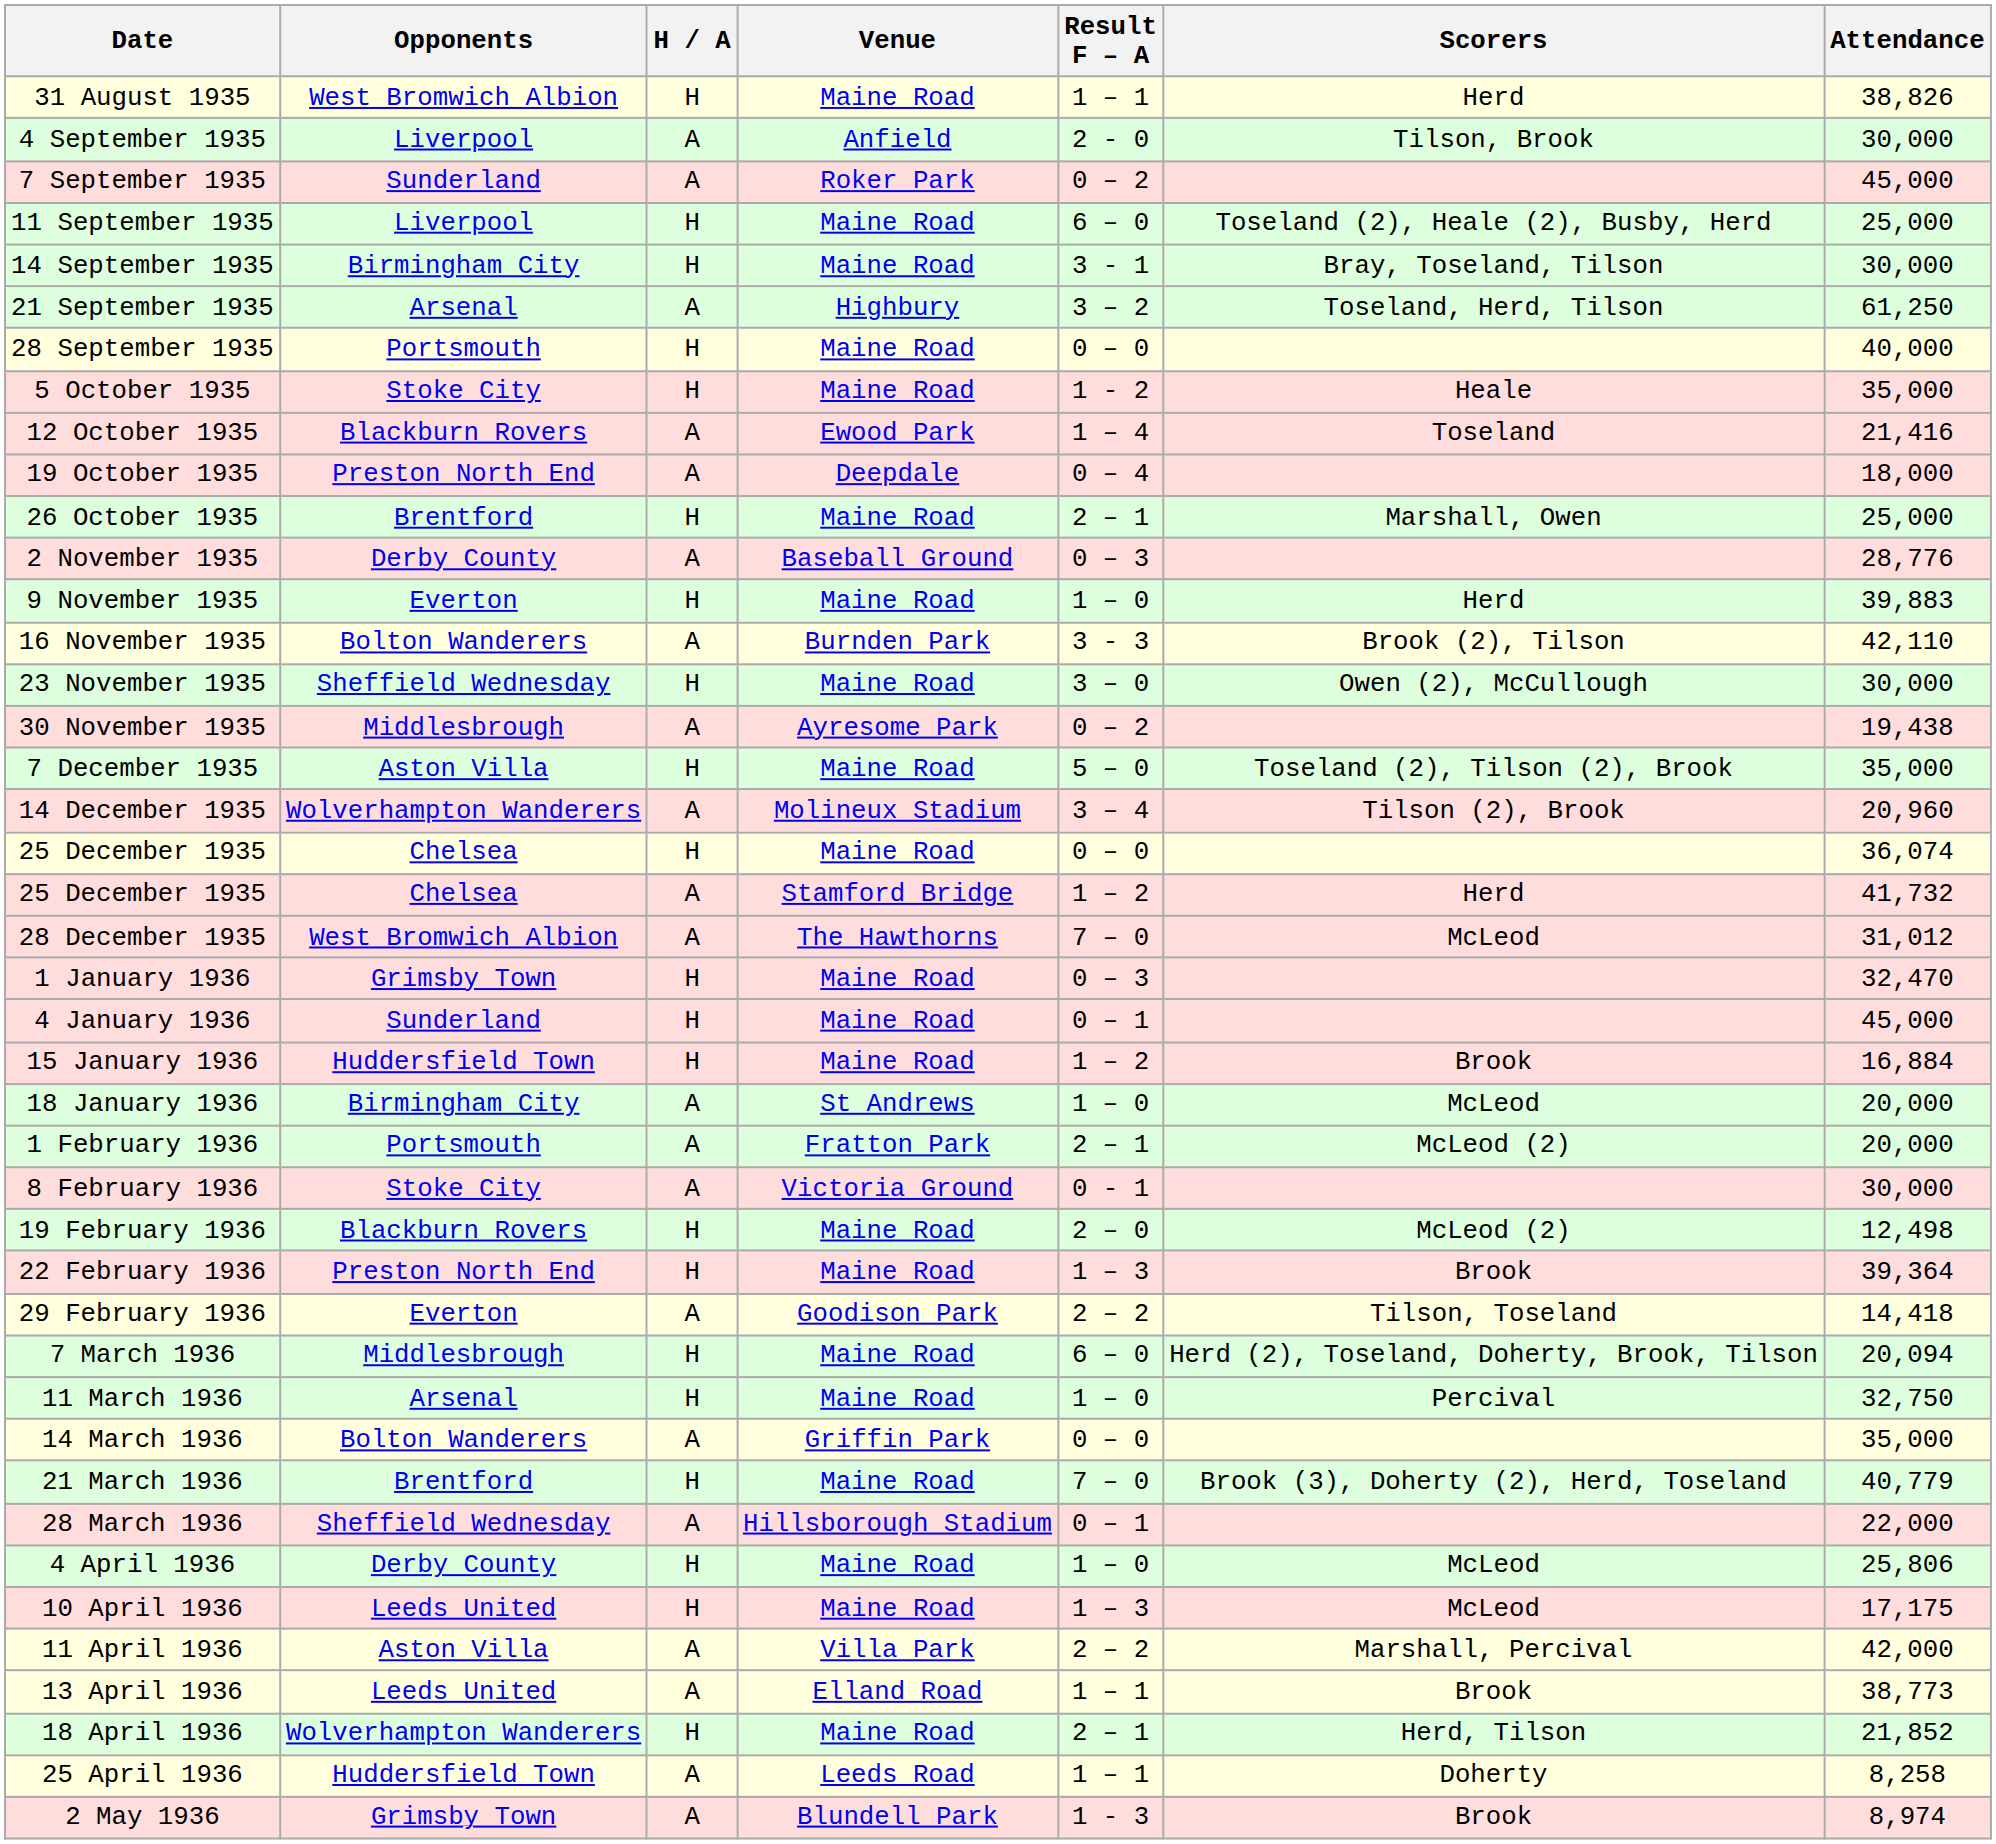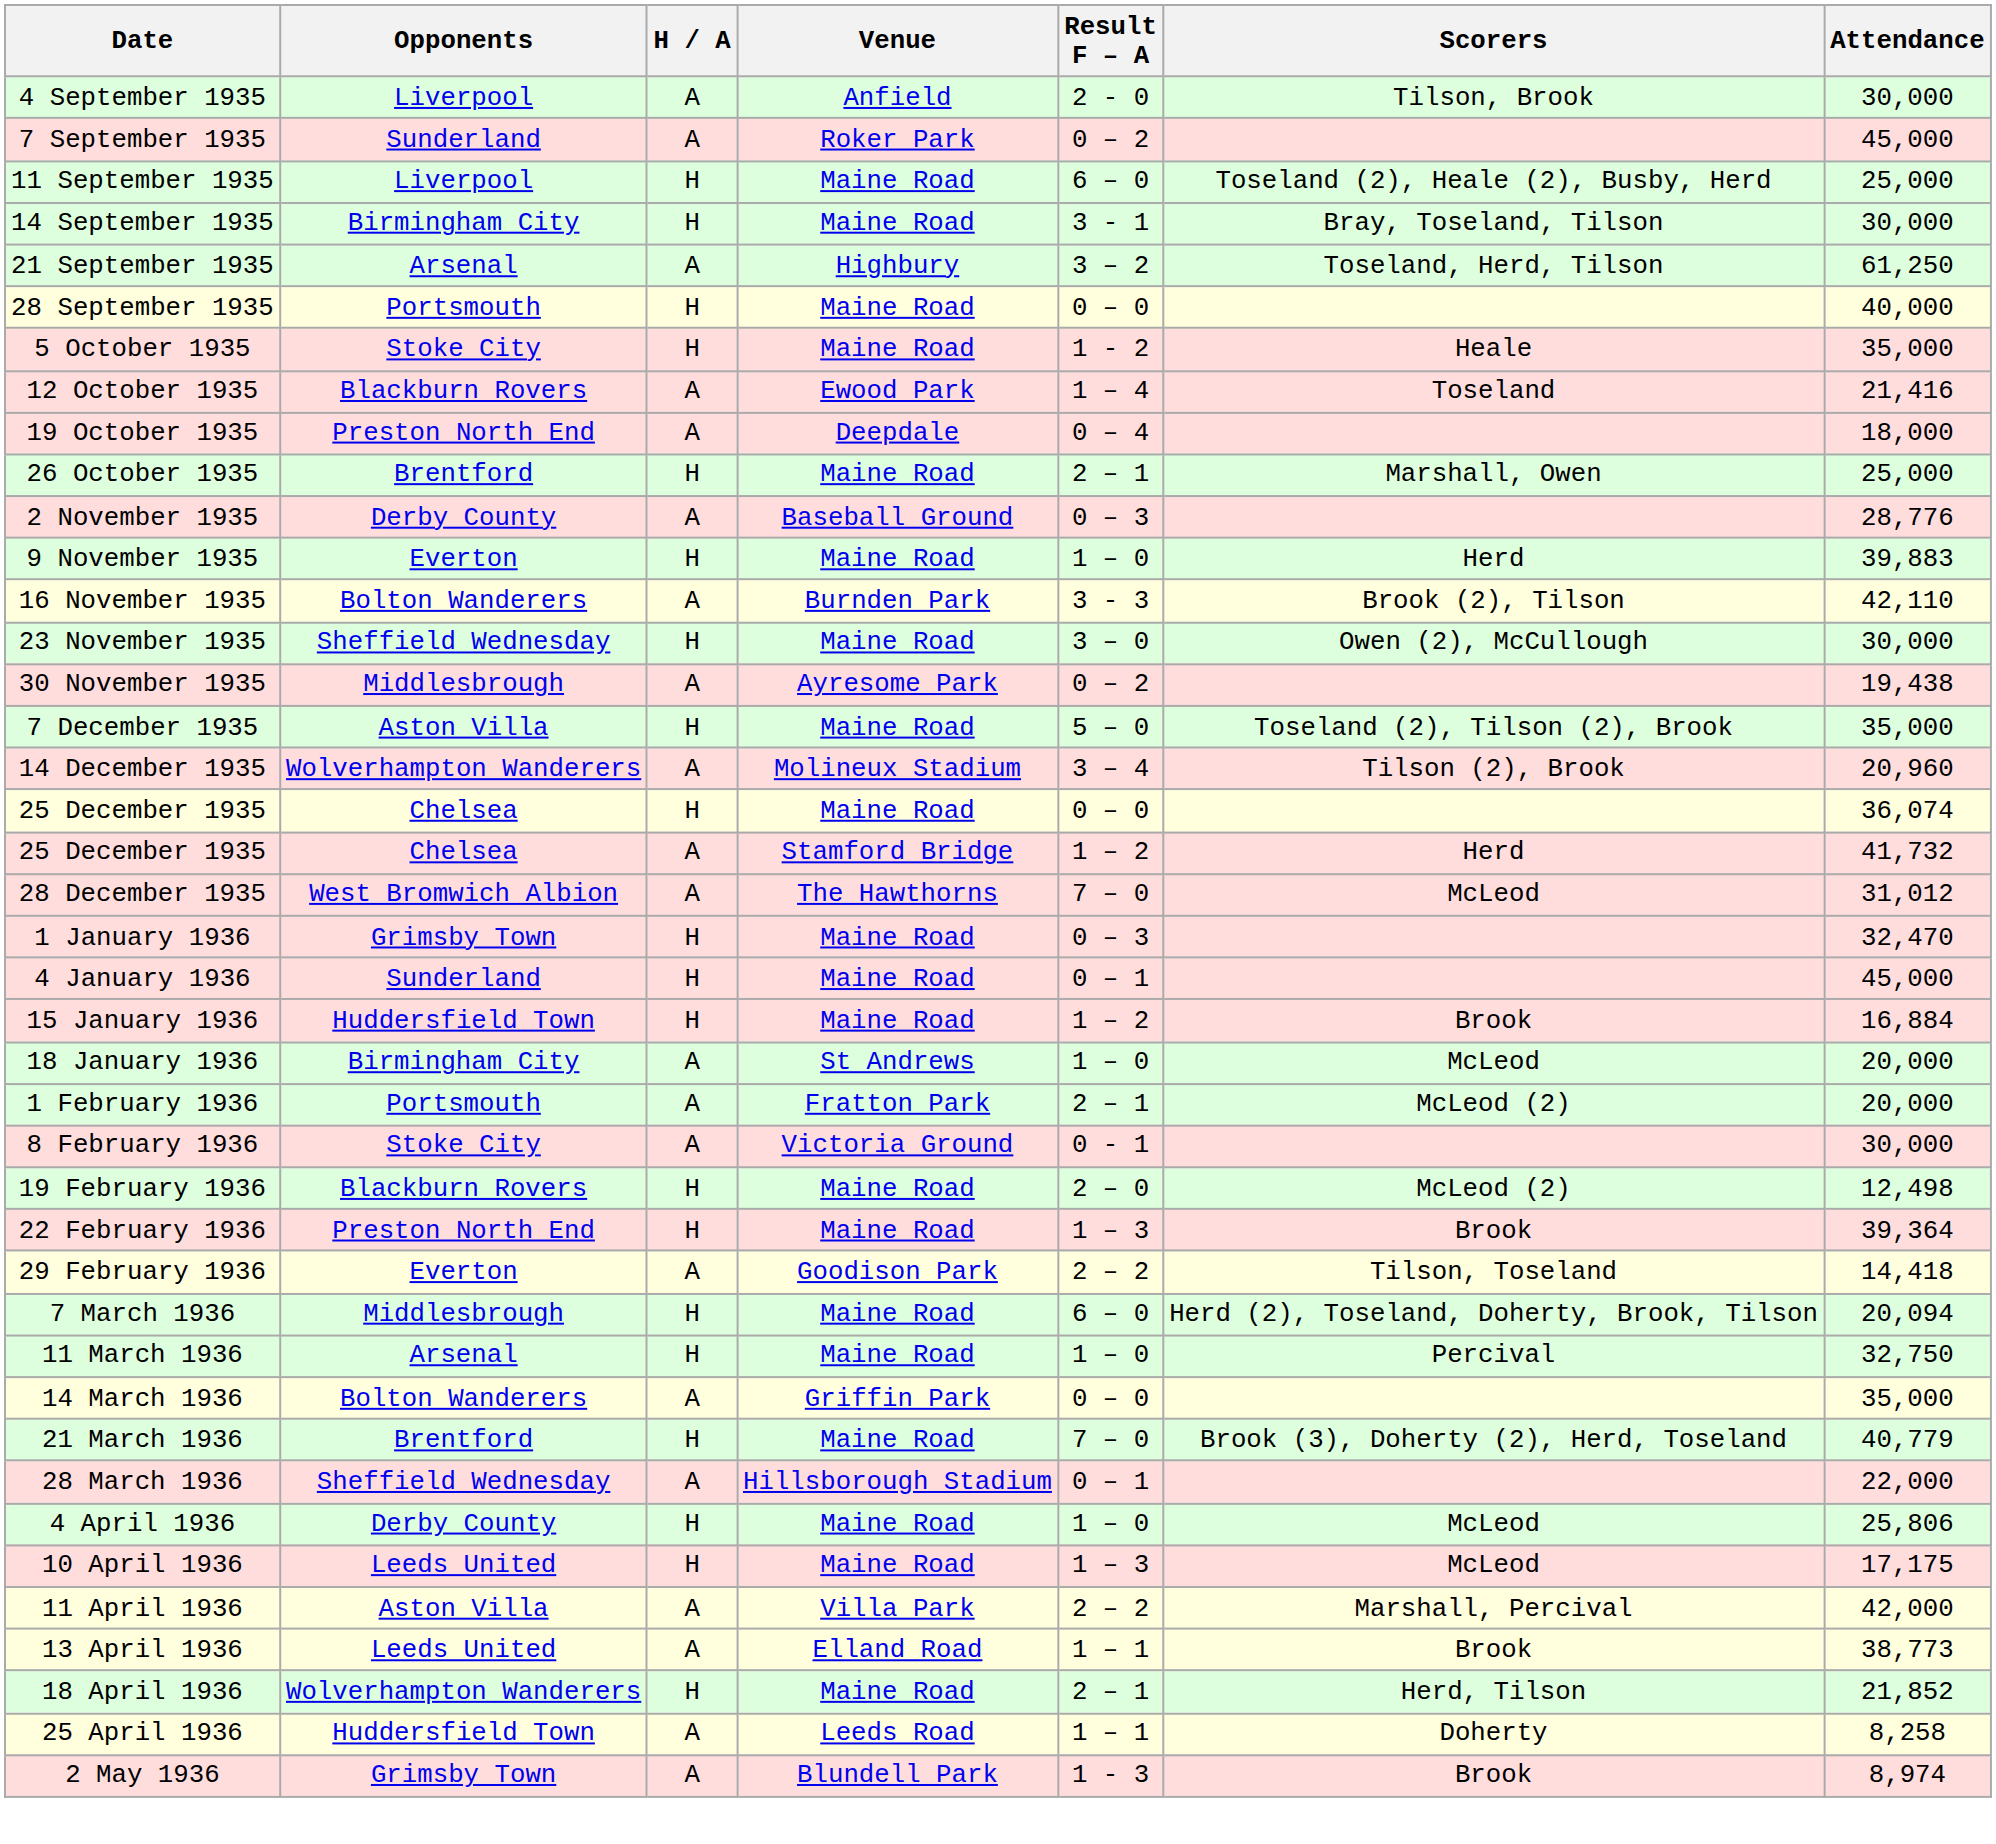- row: (142, 98)
